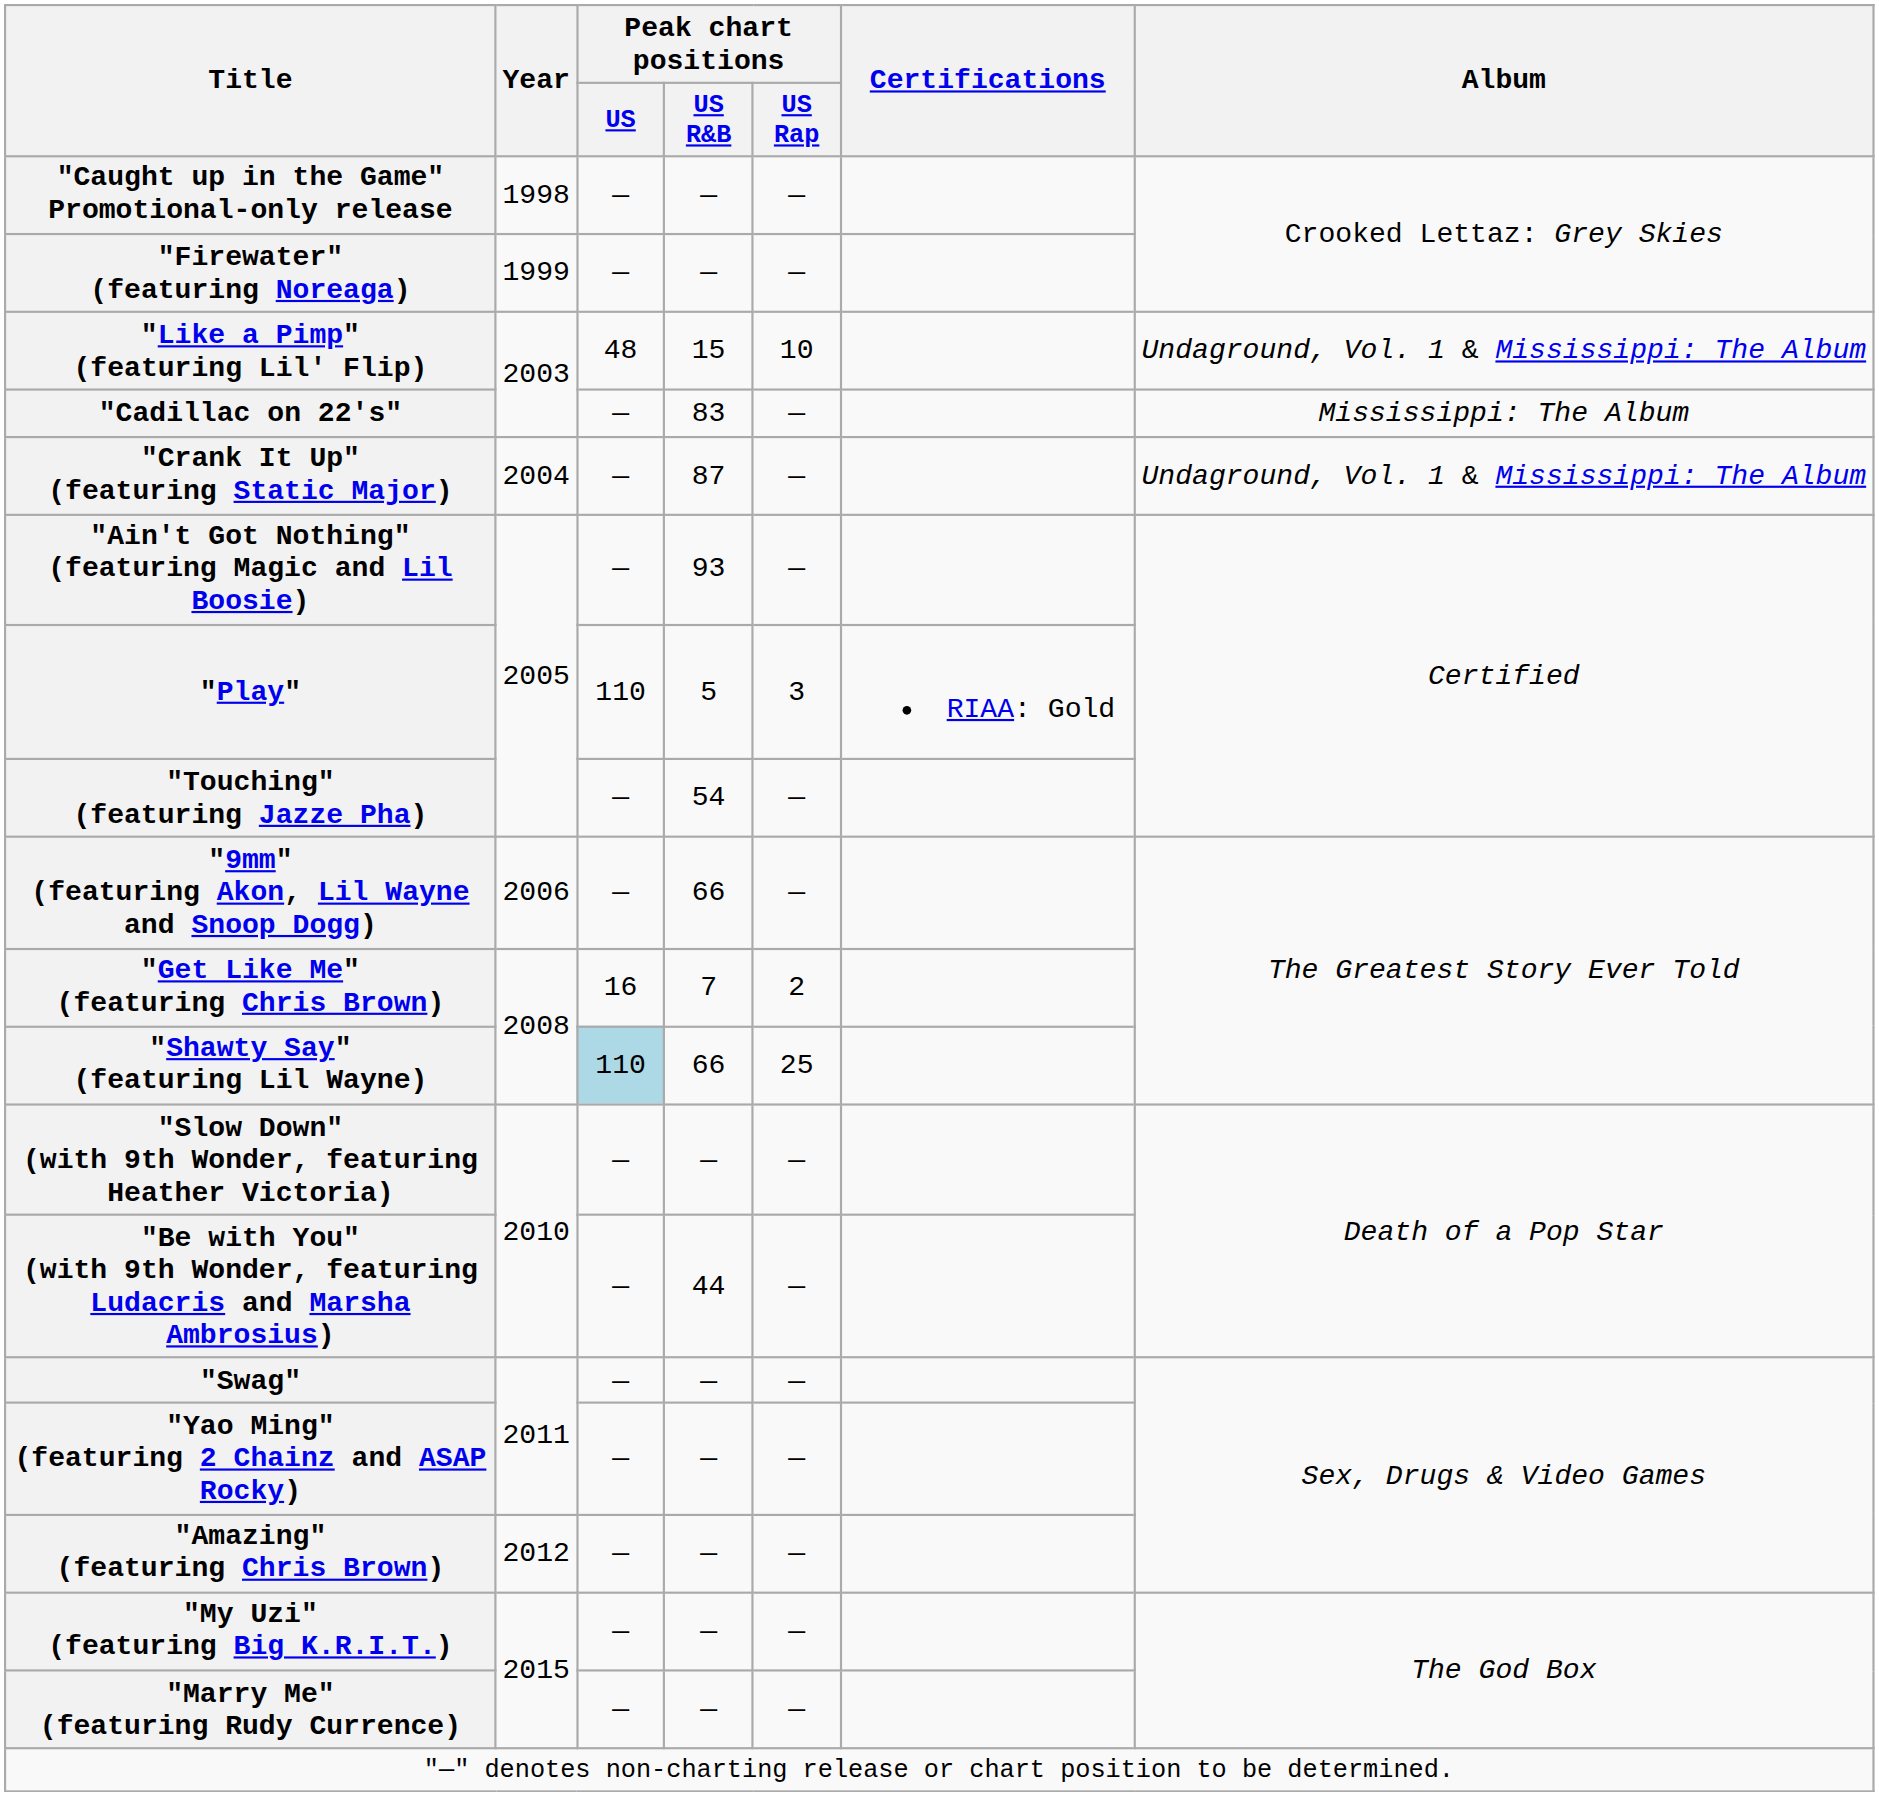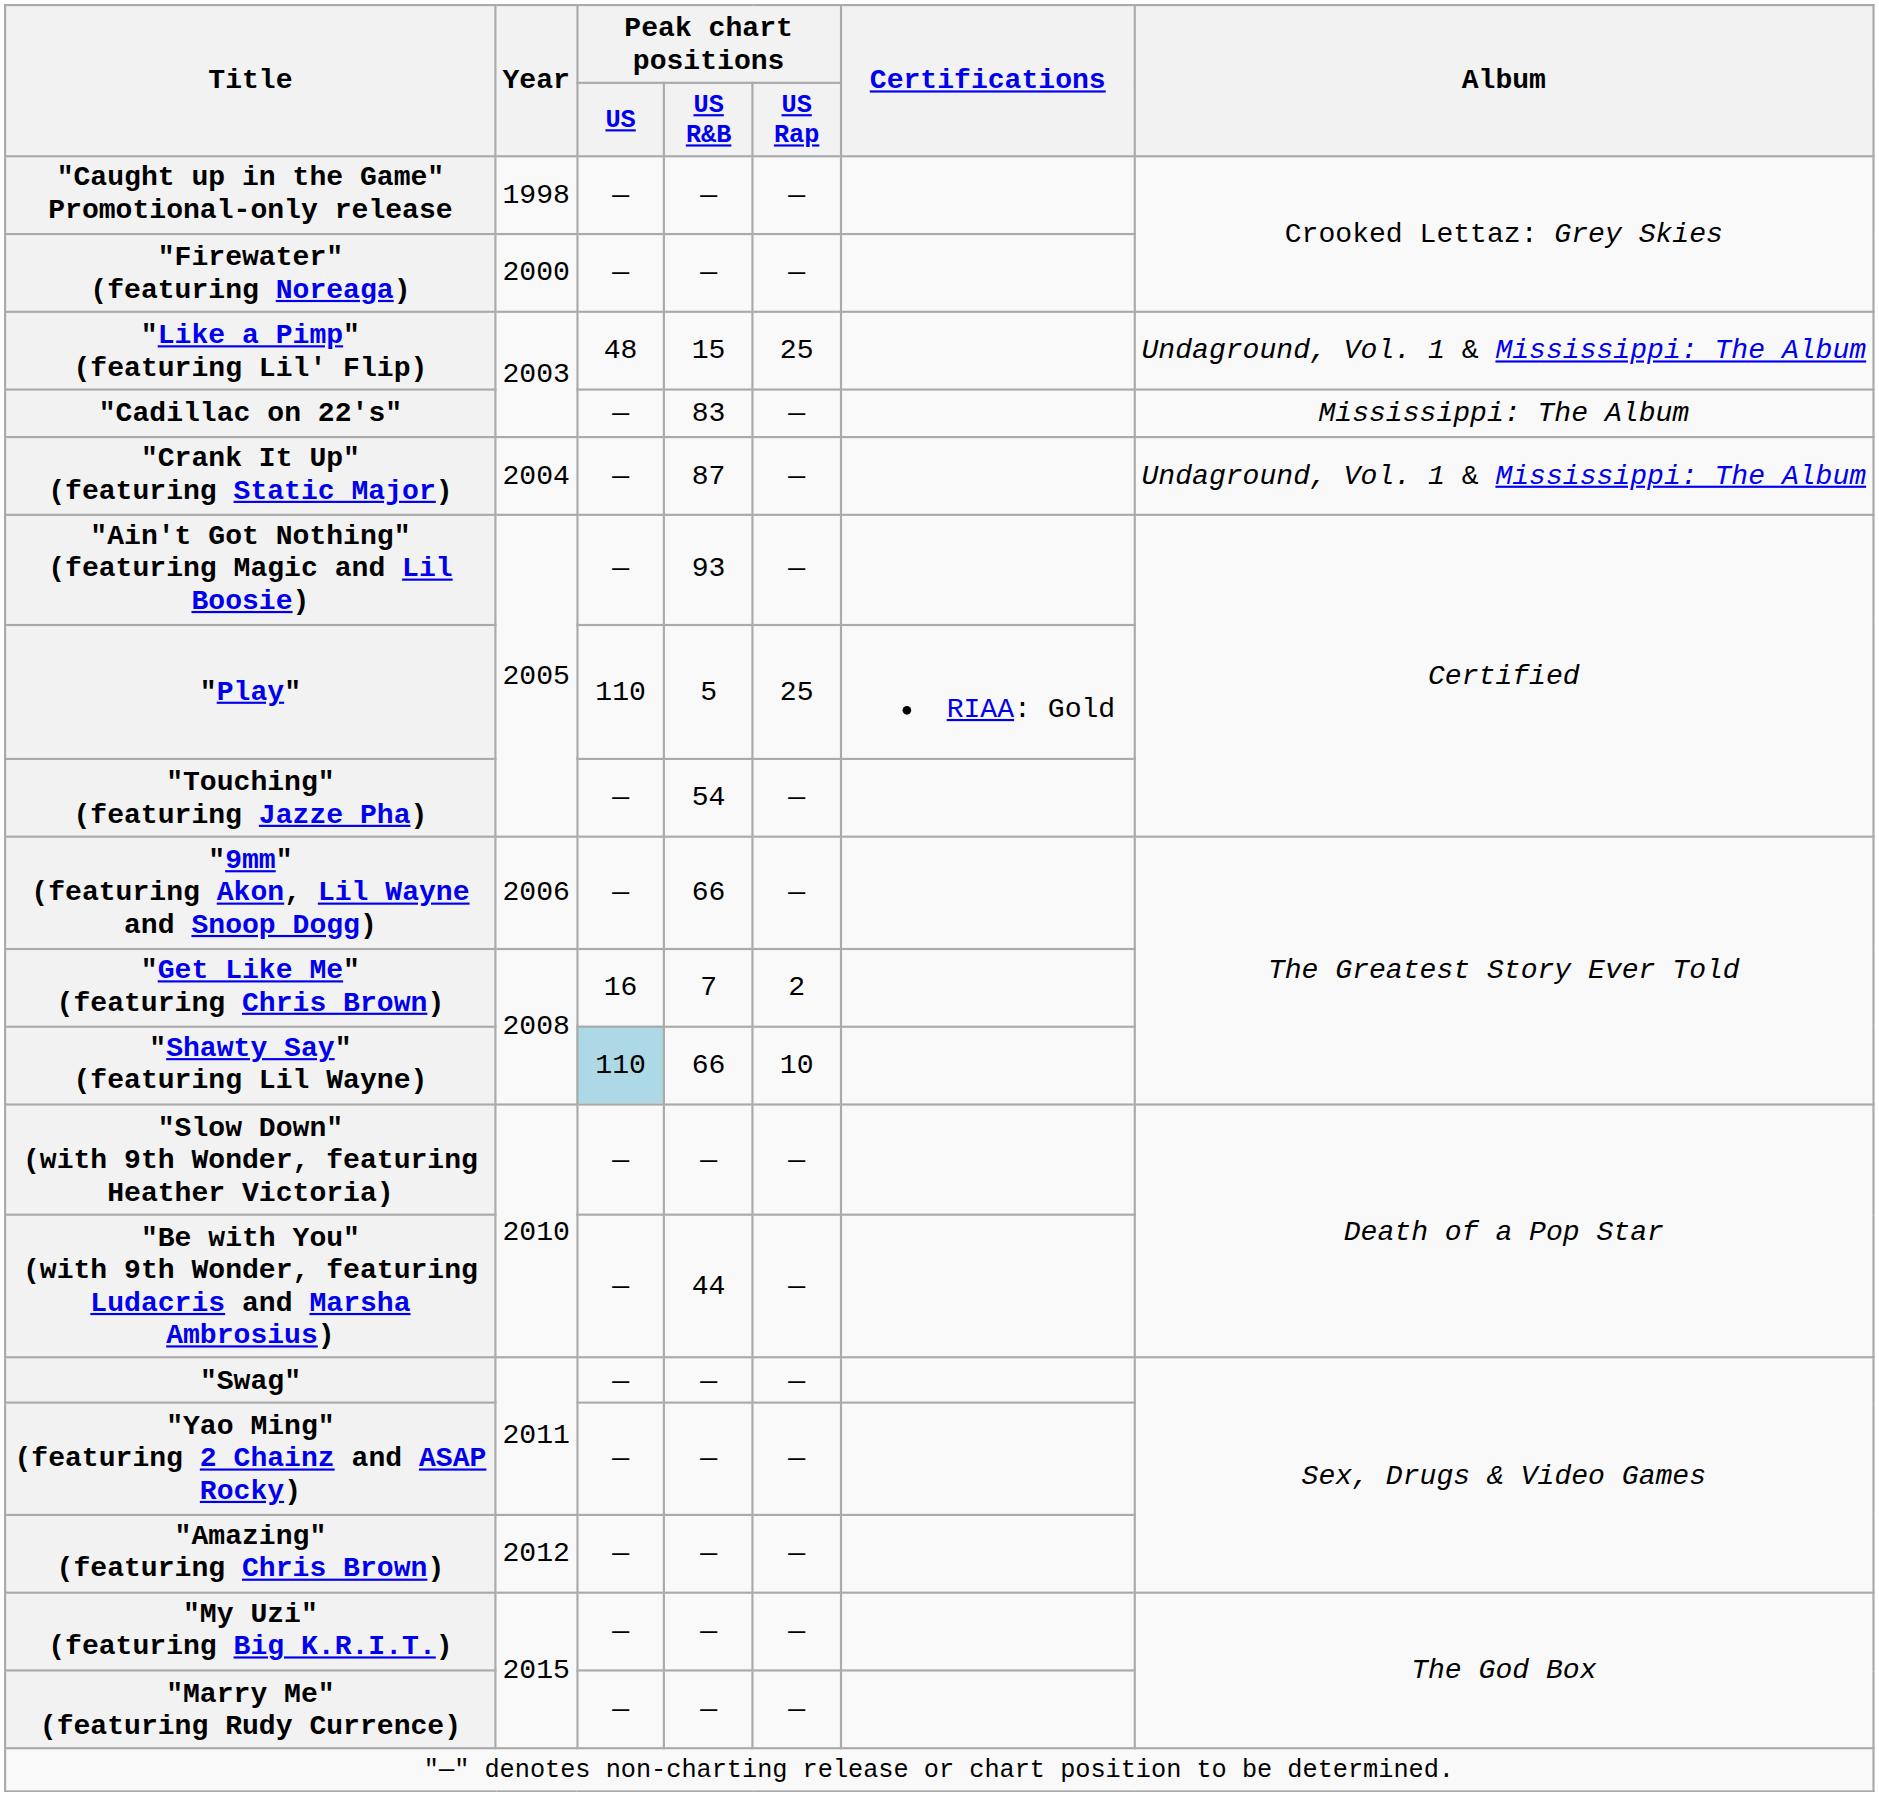(536, 273) 1999 -> (536, 273) 2000
(797, 351) 10 -> (797, 351) 25
(797, 692) 3 -> (797, 692) 25
(797, 1065) 25 -> (797, 1065) 10
